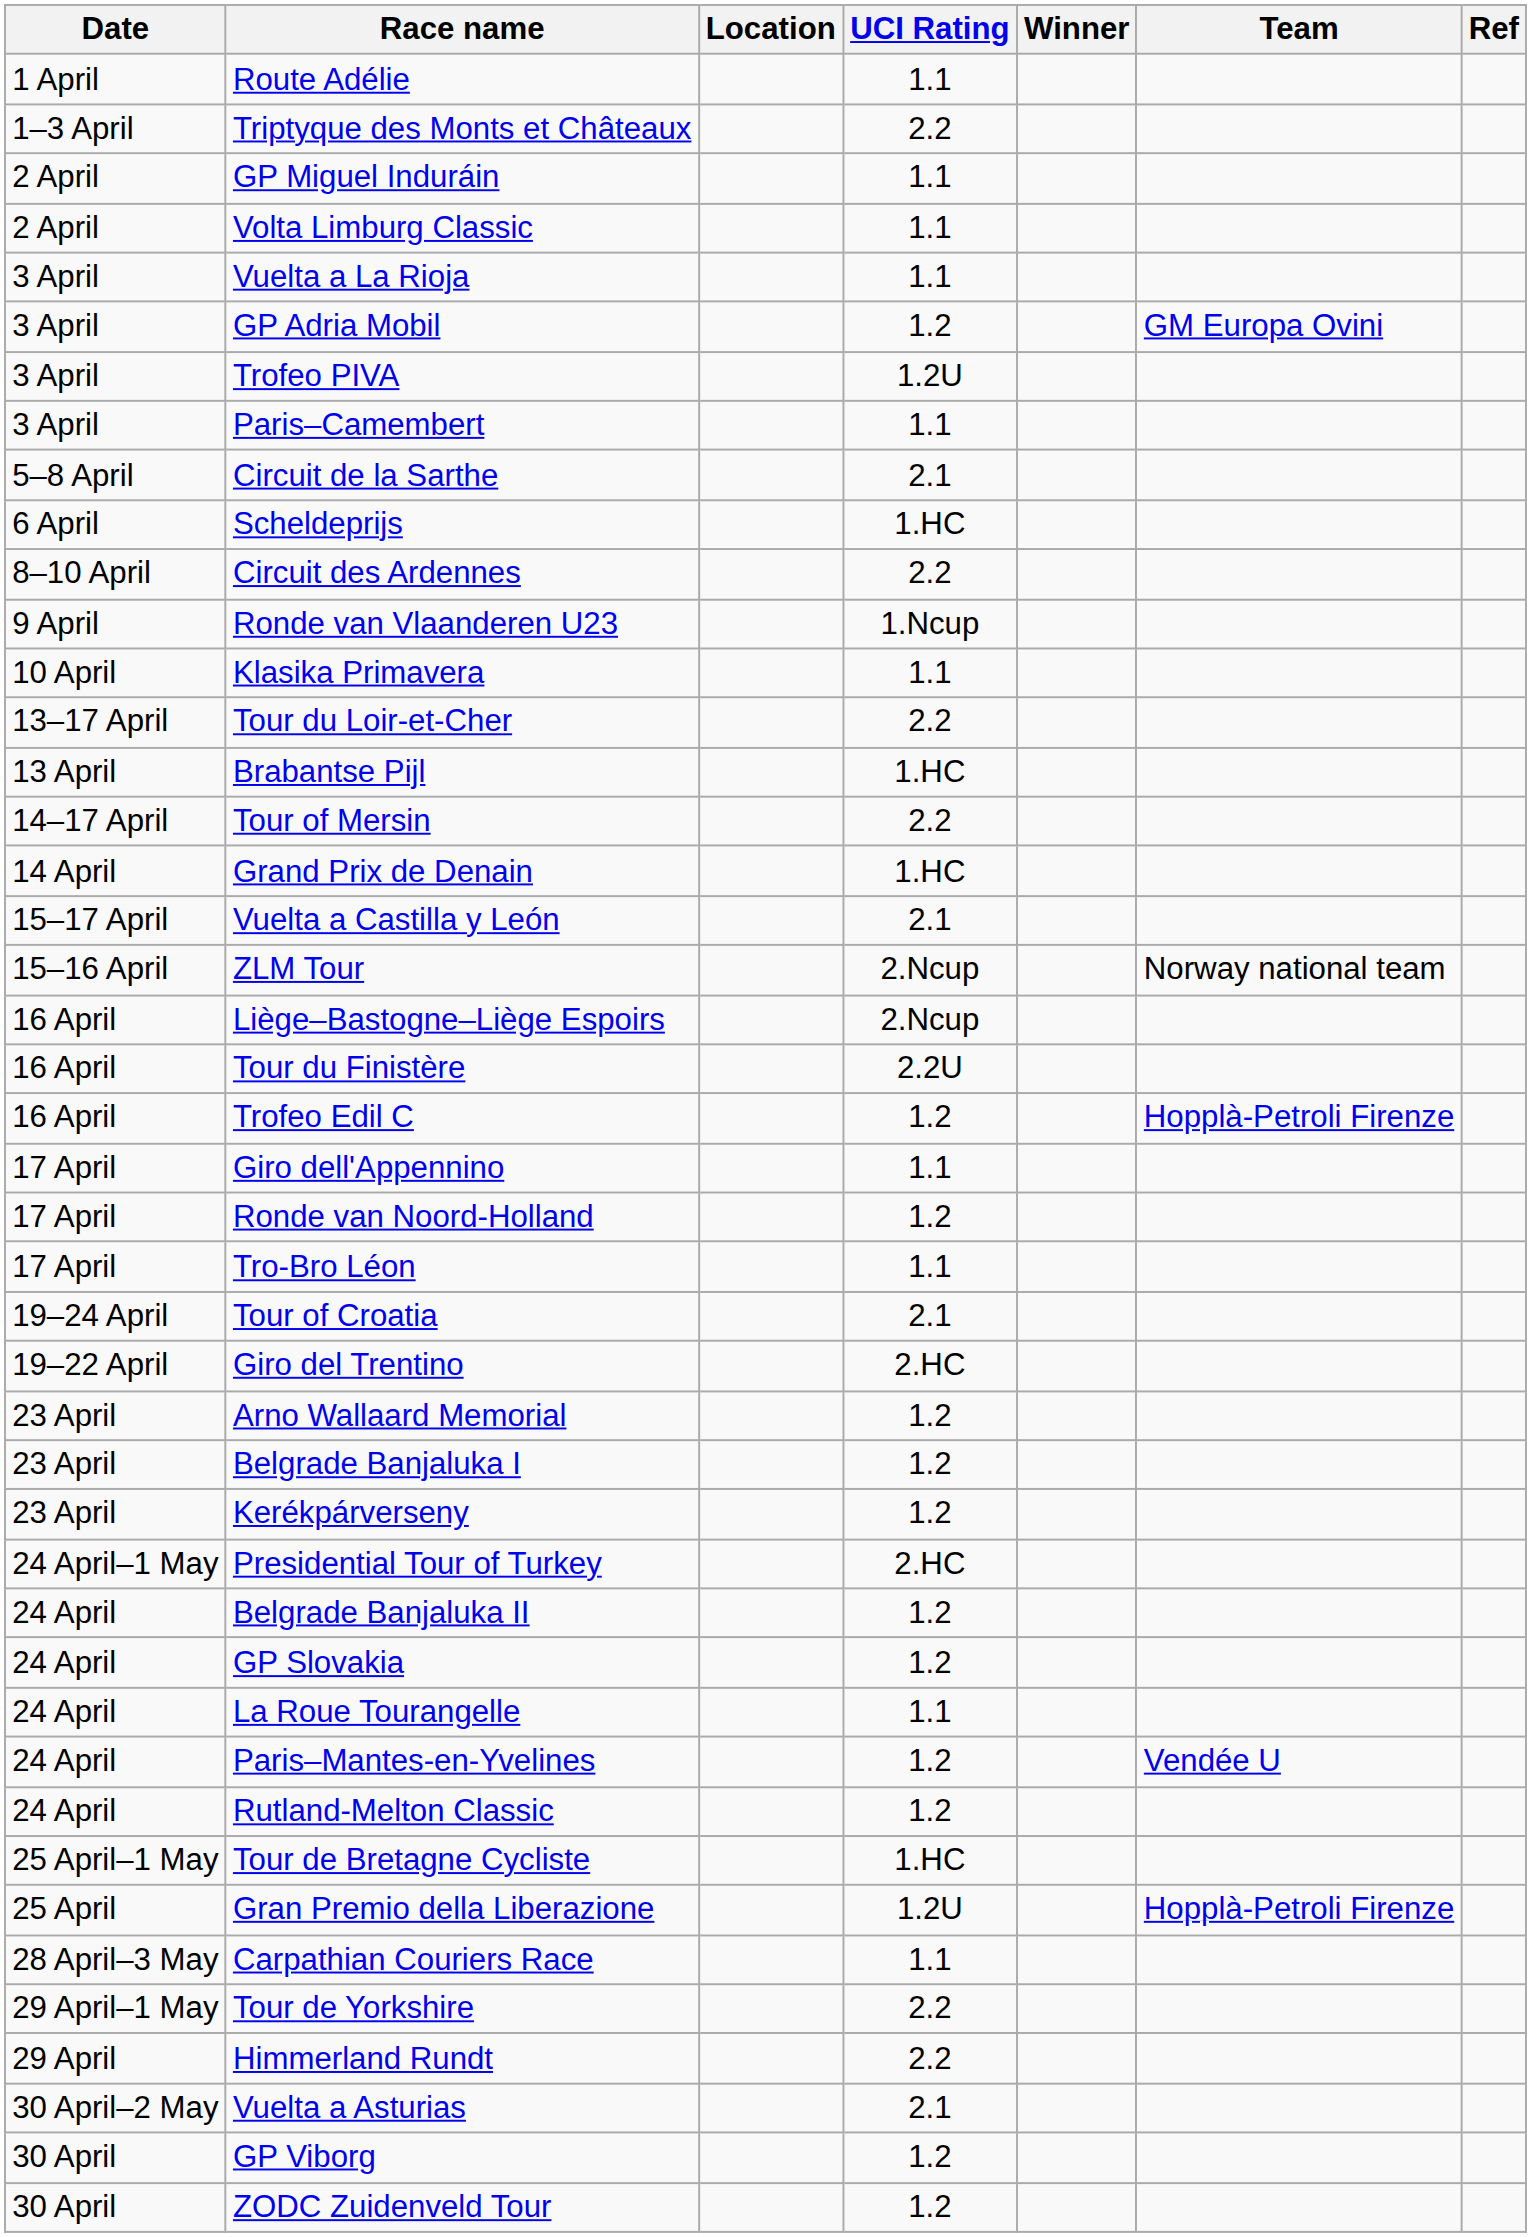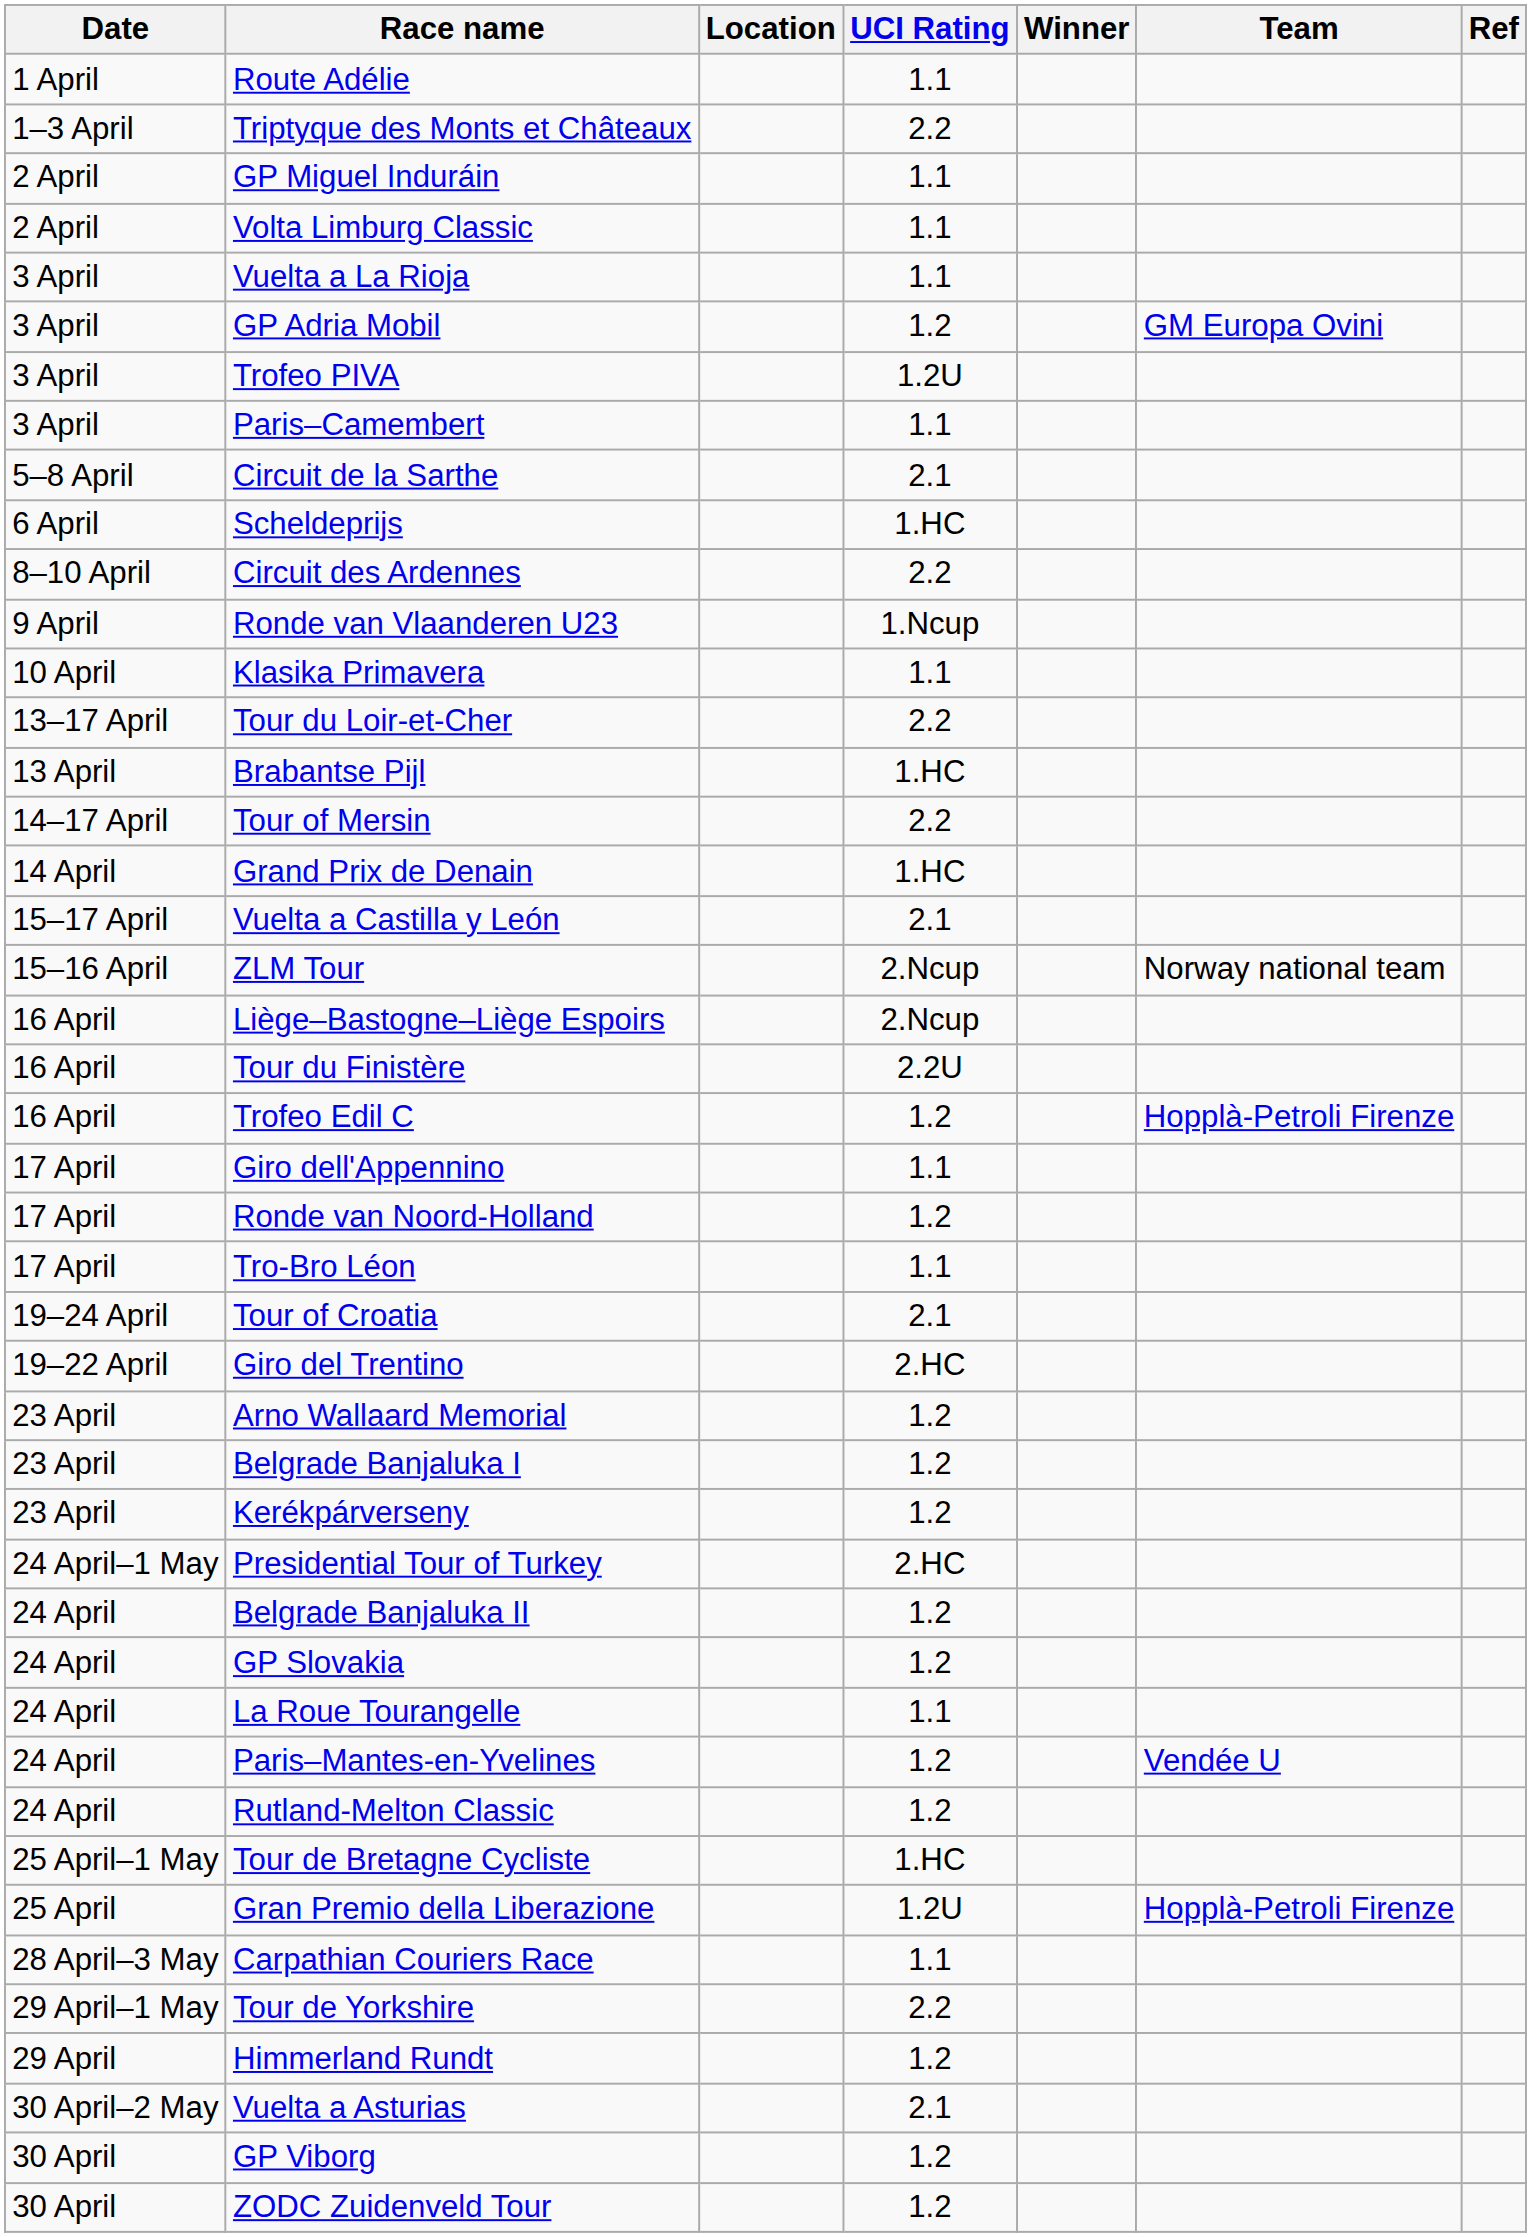(930, 2057) 2.2 -> (930, 2057) 1.2
